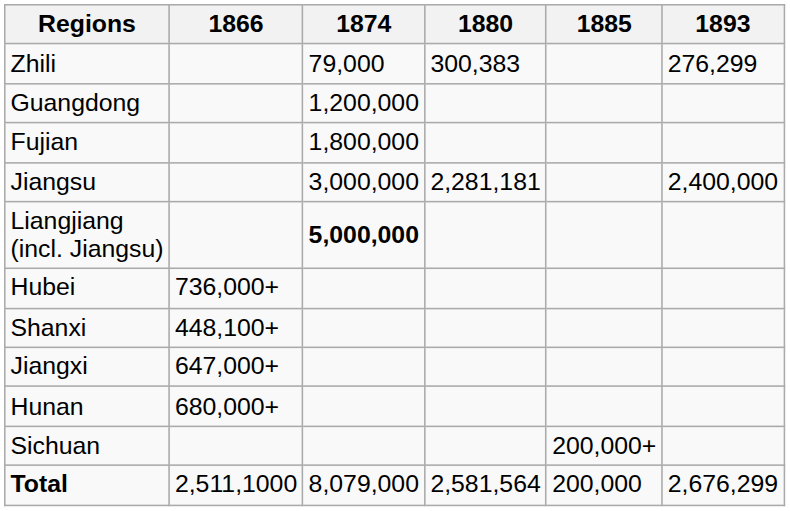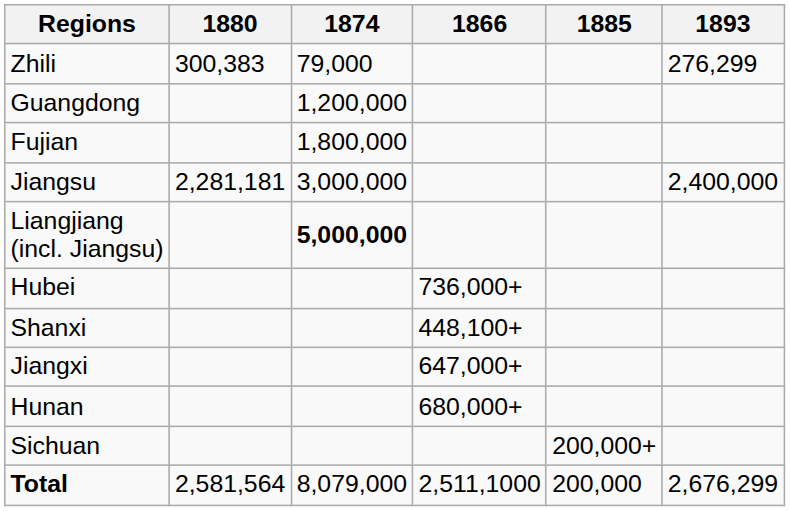columns swapped: (236, 24) <-> (486, 24)
